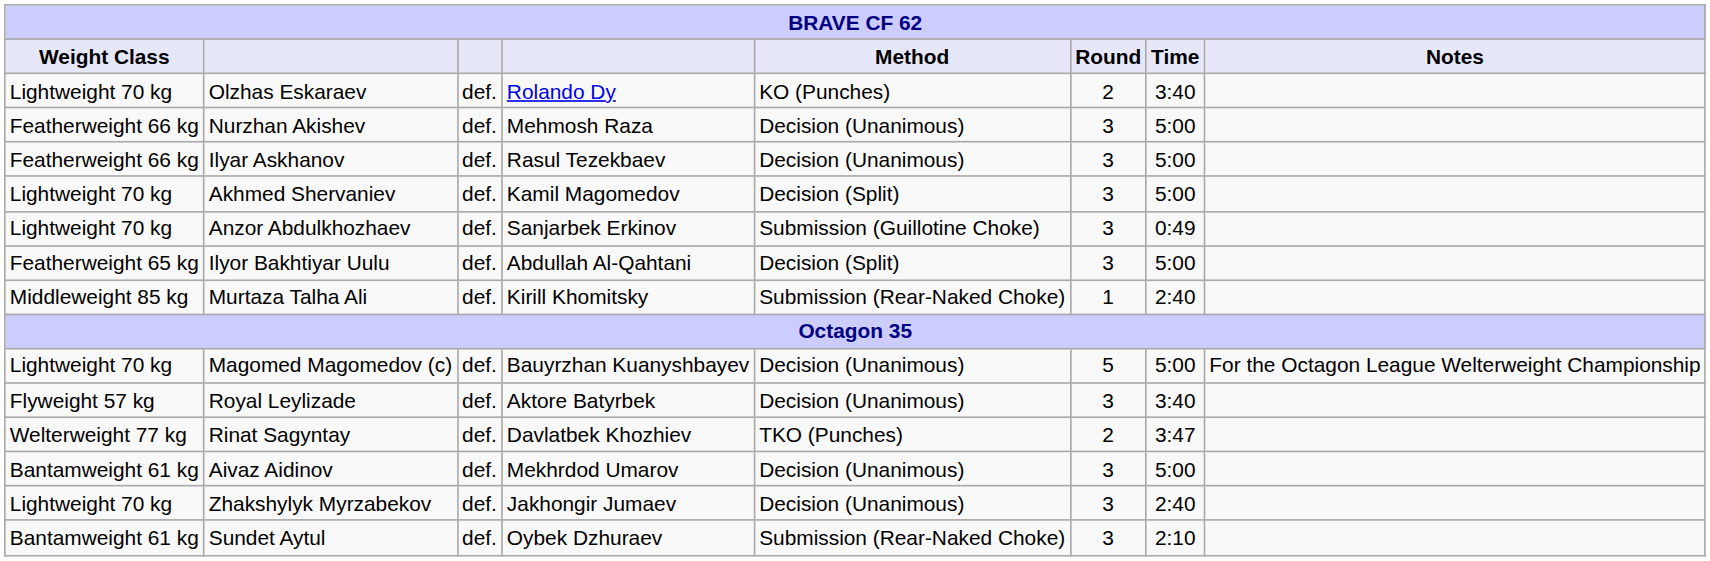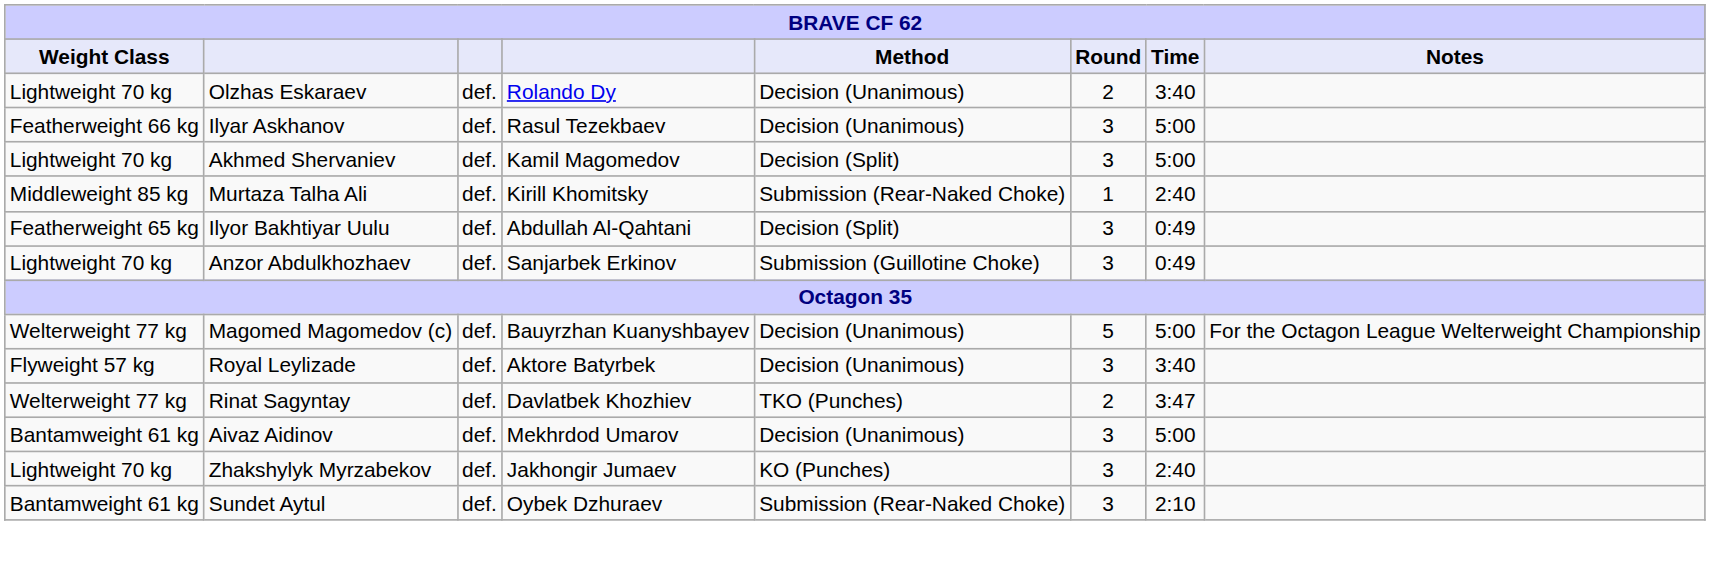(825, 91) KO (Punches) -> (862, 91) Decision (Unanimous)
- row: (287, 125)
rows swapped: (288, 297) <-> (310, 228)
(1175, 262) 5:00 -> (1175, 228) 0:49
(91, 366) Lightweight 70 kg -> (98, 331) Welterweight 77 kg
(862, 503) Decision (Unanimous) -> (825, 469) KO (Punches)
